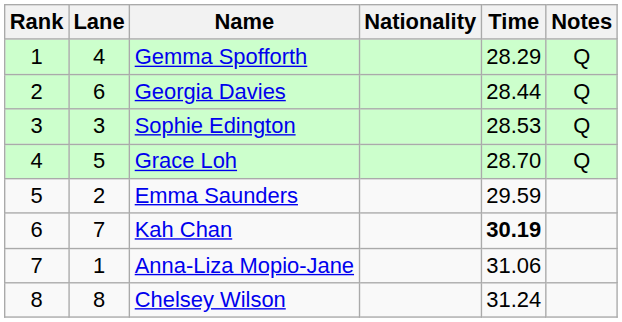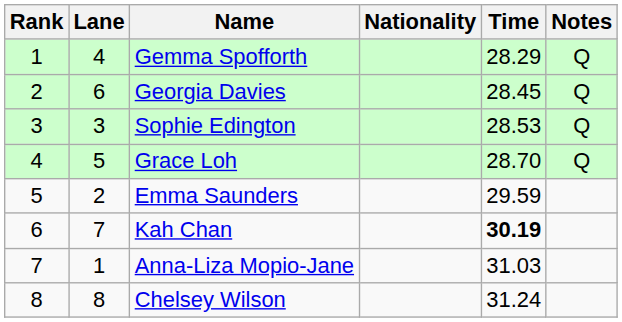(514, 91) 28.44 -> (514, 91) 28.45
(514, 265) 31.06 -> (514, 265) 31.03
